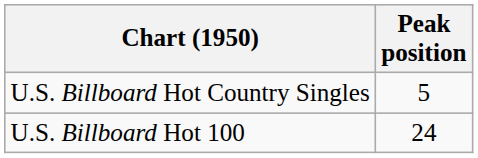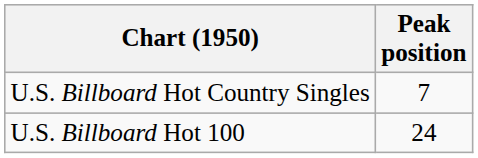(424, 92) 5 -> (424, 92) 7
